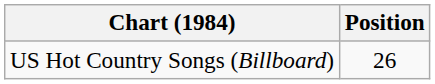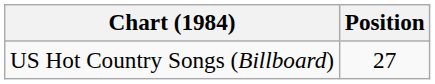(385, 59) 26 -> (385, 59) 27
